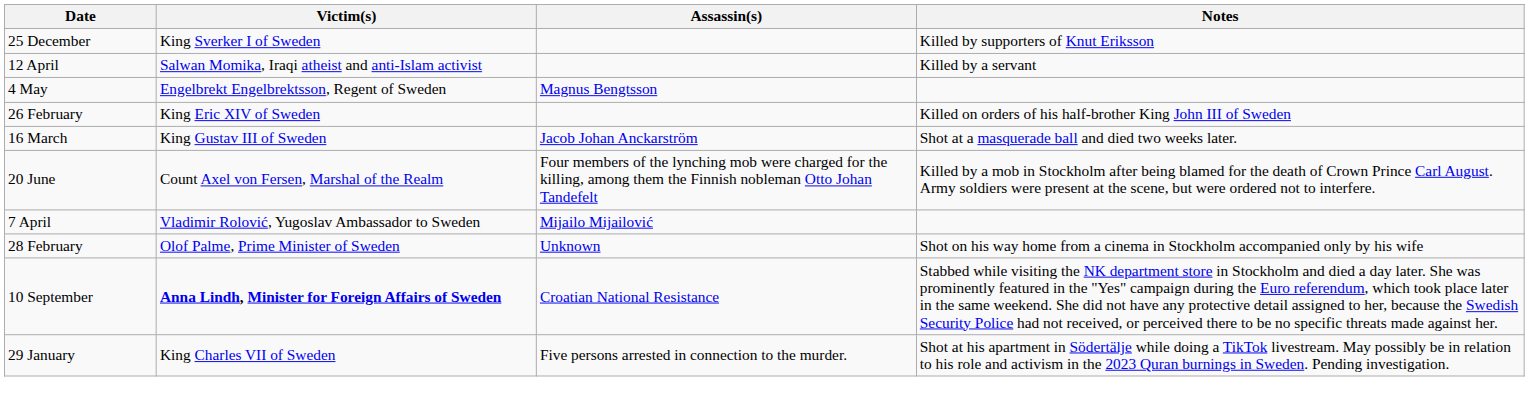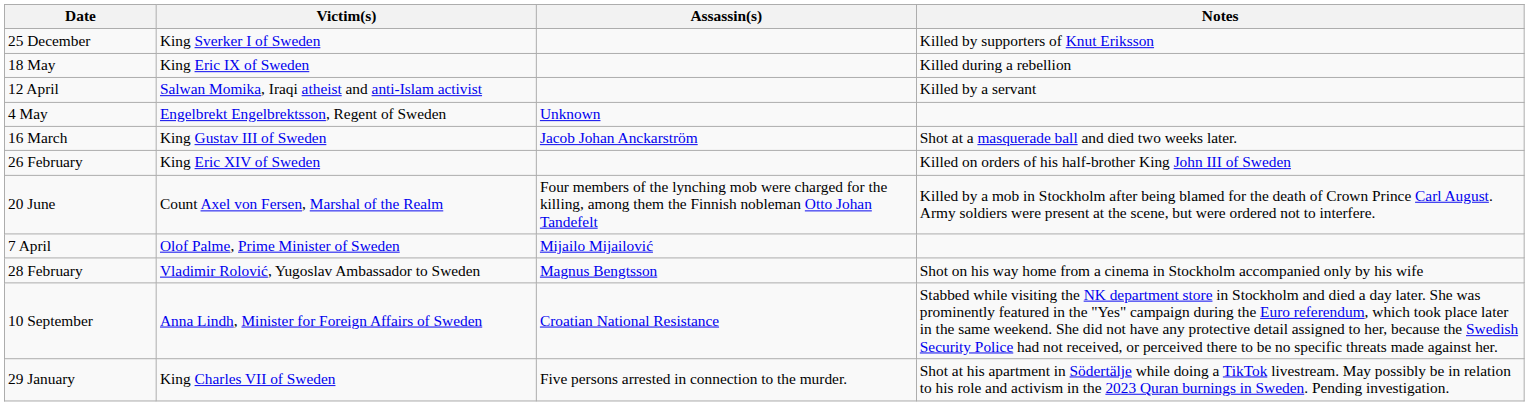+ row: (32, 65)
(599, 89) Magnus Bengtsson -> (570, 114) Unknown
rows swapped: (45, 114) <-> (38, 138)
(320, 221) Vladimir Rolović, Yugoslav Ambassador to Sweden -> (280, 246) Olof Palme, Prime Minister of Sweden
(280, 246) Olof Palme, Prime Minister of Sweden -> (320, 270) Vladimir Rolović, Yugoslav Ambassador to Sweden
(570, 246) Unknown -> (599, 270) Magnus Bengtsson
(331, 296) bold -> (321, 320) normal
